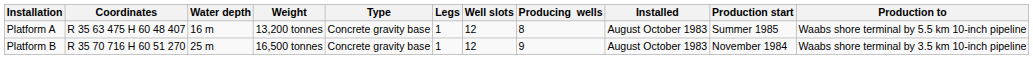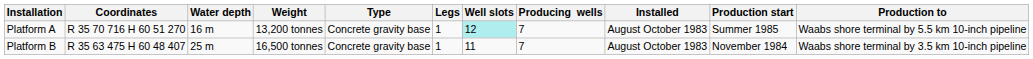(126, 29) R 35 63 475 H 60 48 407 -> (126, 29) R 35 70 716 H 60 51 270
(471, 29) no background -> (471, 29) paleturquoise background
(522, 29) 8 -> (522, 29) 7
(126, 46) R 35 70 716 H 60 51 270 -> (126, 46) R 35 63 475 H 60 48 407
(471, 46) 12 -> (470, 46) 11
(522, 46) 9 -> (522, 46) 7
